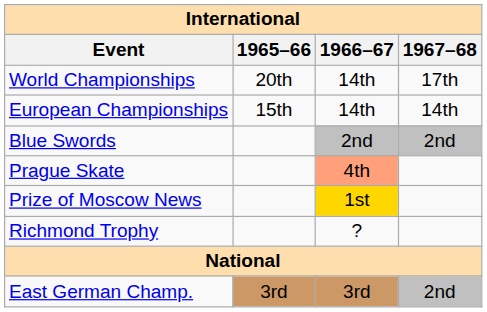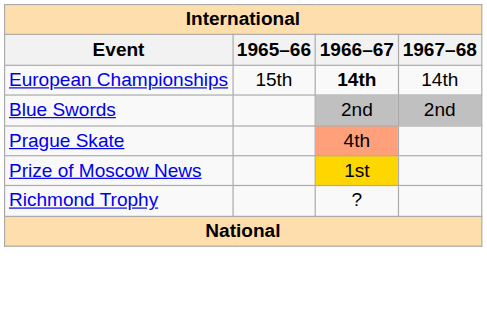- row: (102, 79)
(357, 110) normal -> (357, 79) bold
- row: (101, 291)
